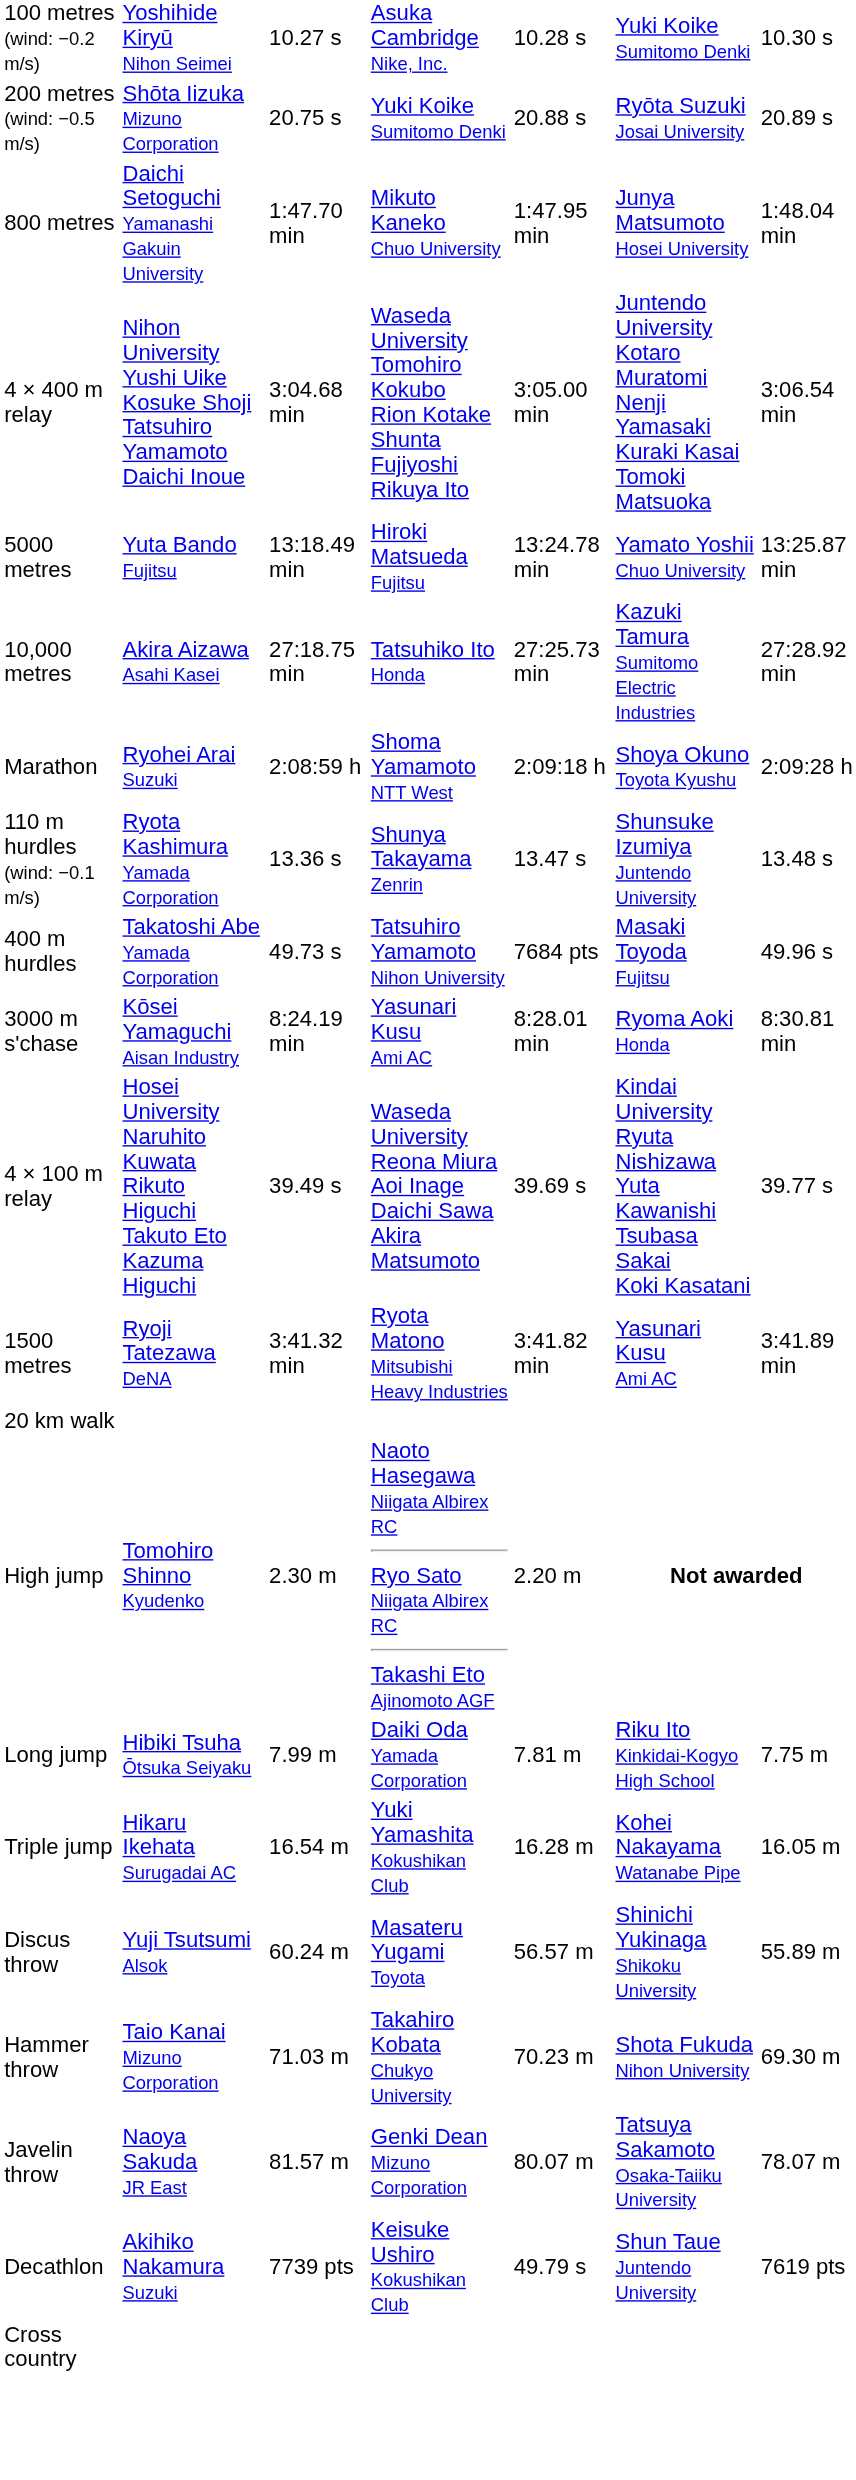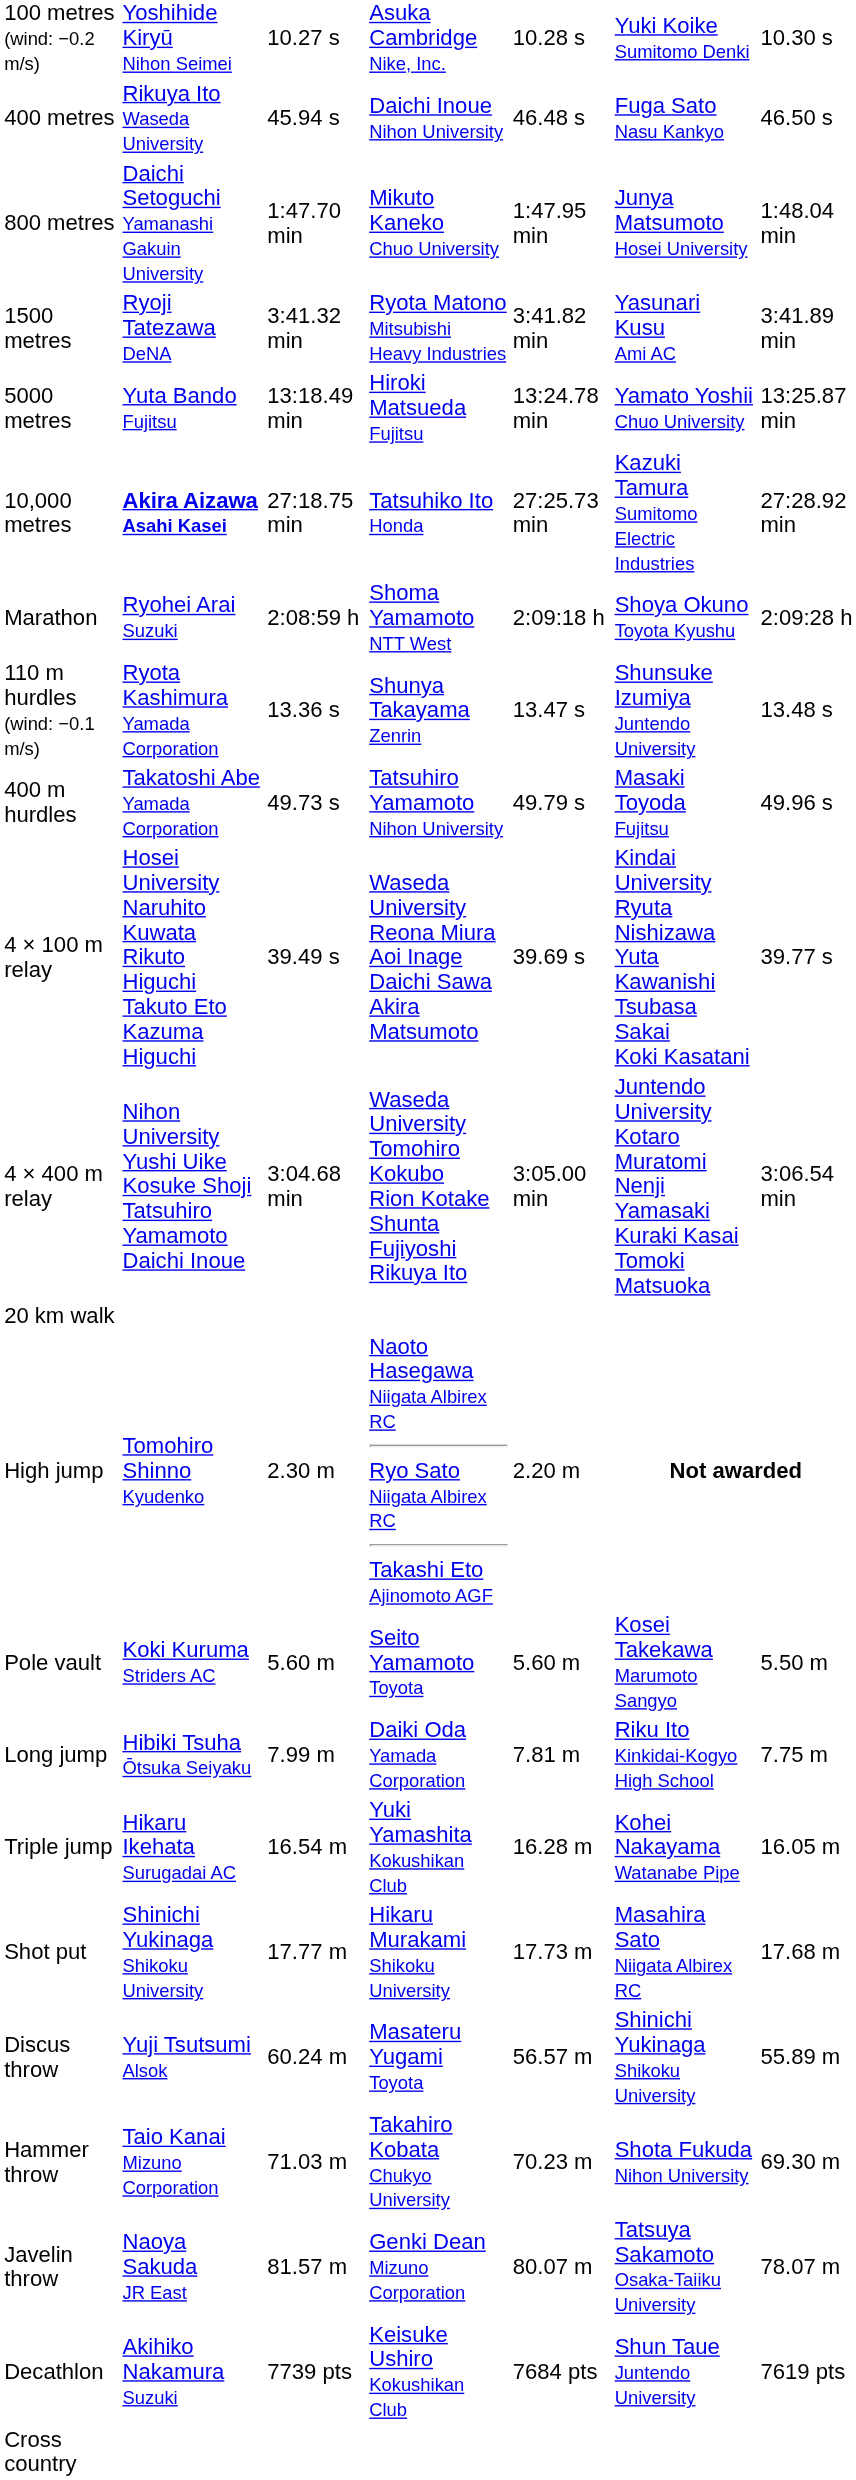- row: (59, 118)
+ row: (59, 118)
rows swapped: (38, 1353) <-> (54, 402)
(186, 661) normal -> (190, 512) bold
(556, 951) 7684 pts -> (549, 802) 49.79 s
- row: (41, 1031)
+ row: (53, 1662)
+ row: (45, 1952)
(550, 2266) 49.79 s -> (555, 2371) 7684 pts
